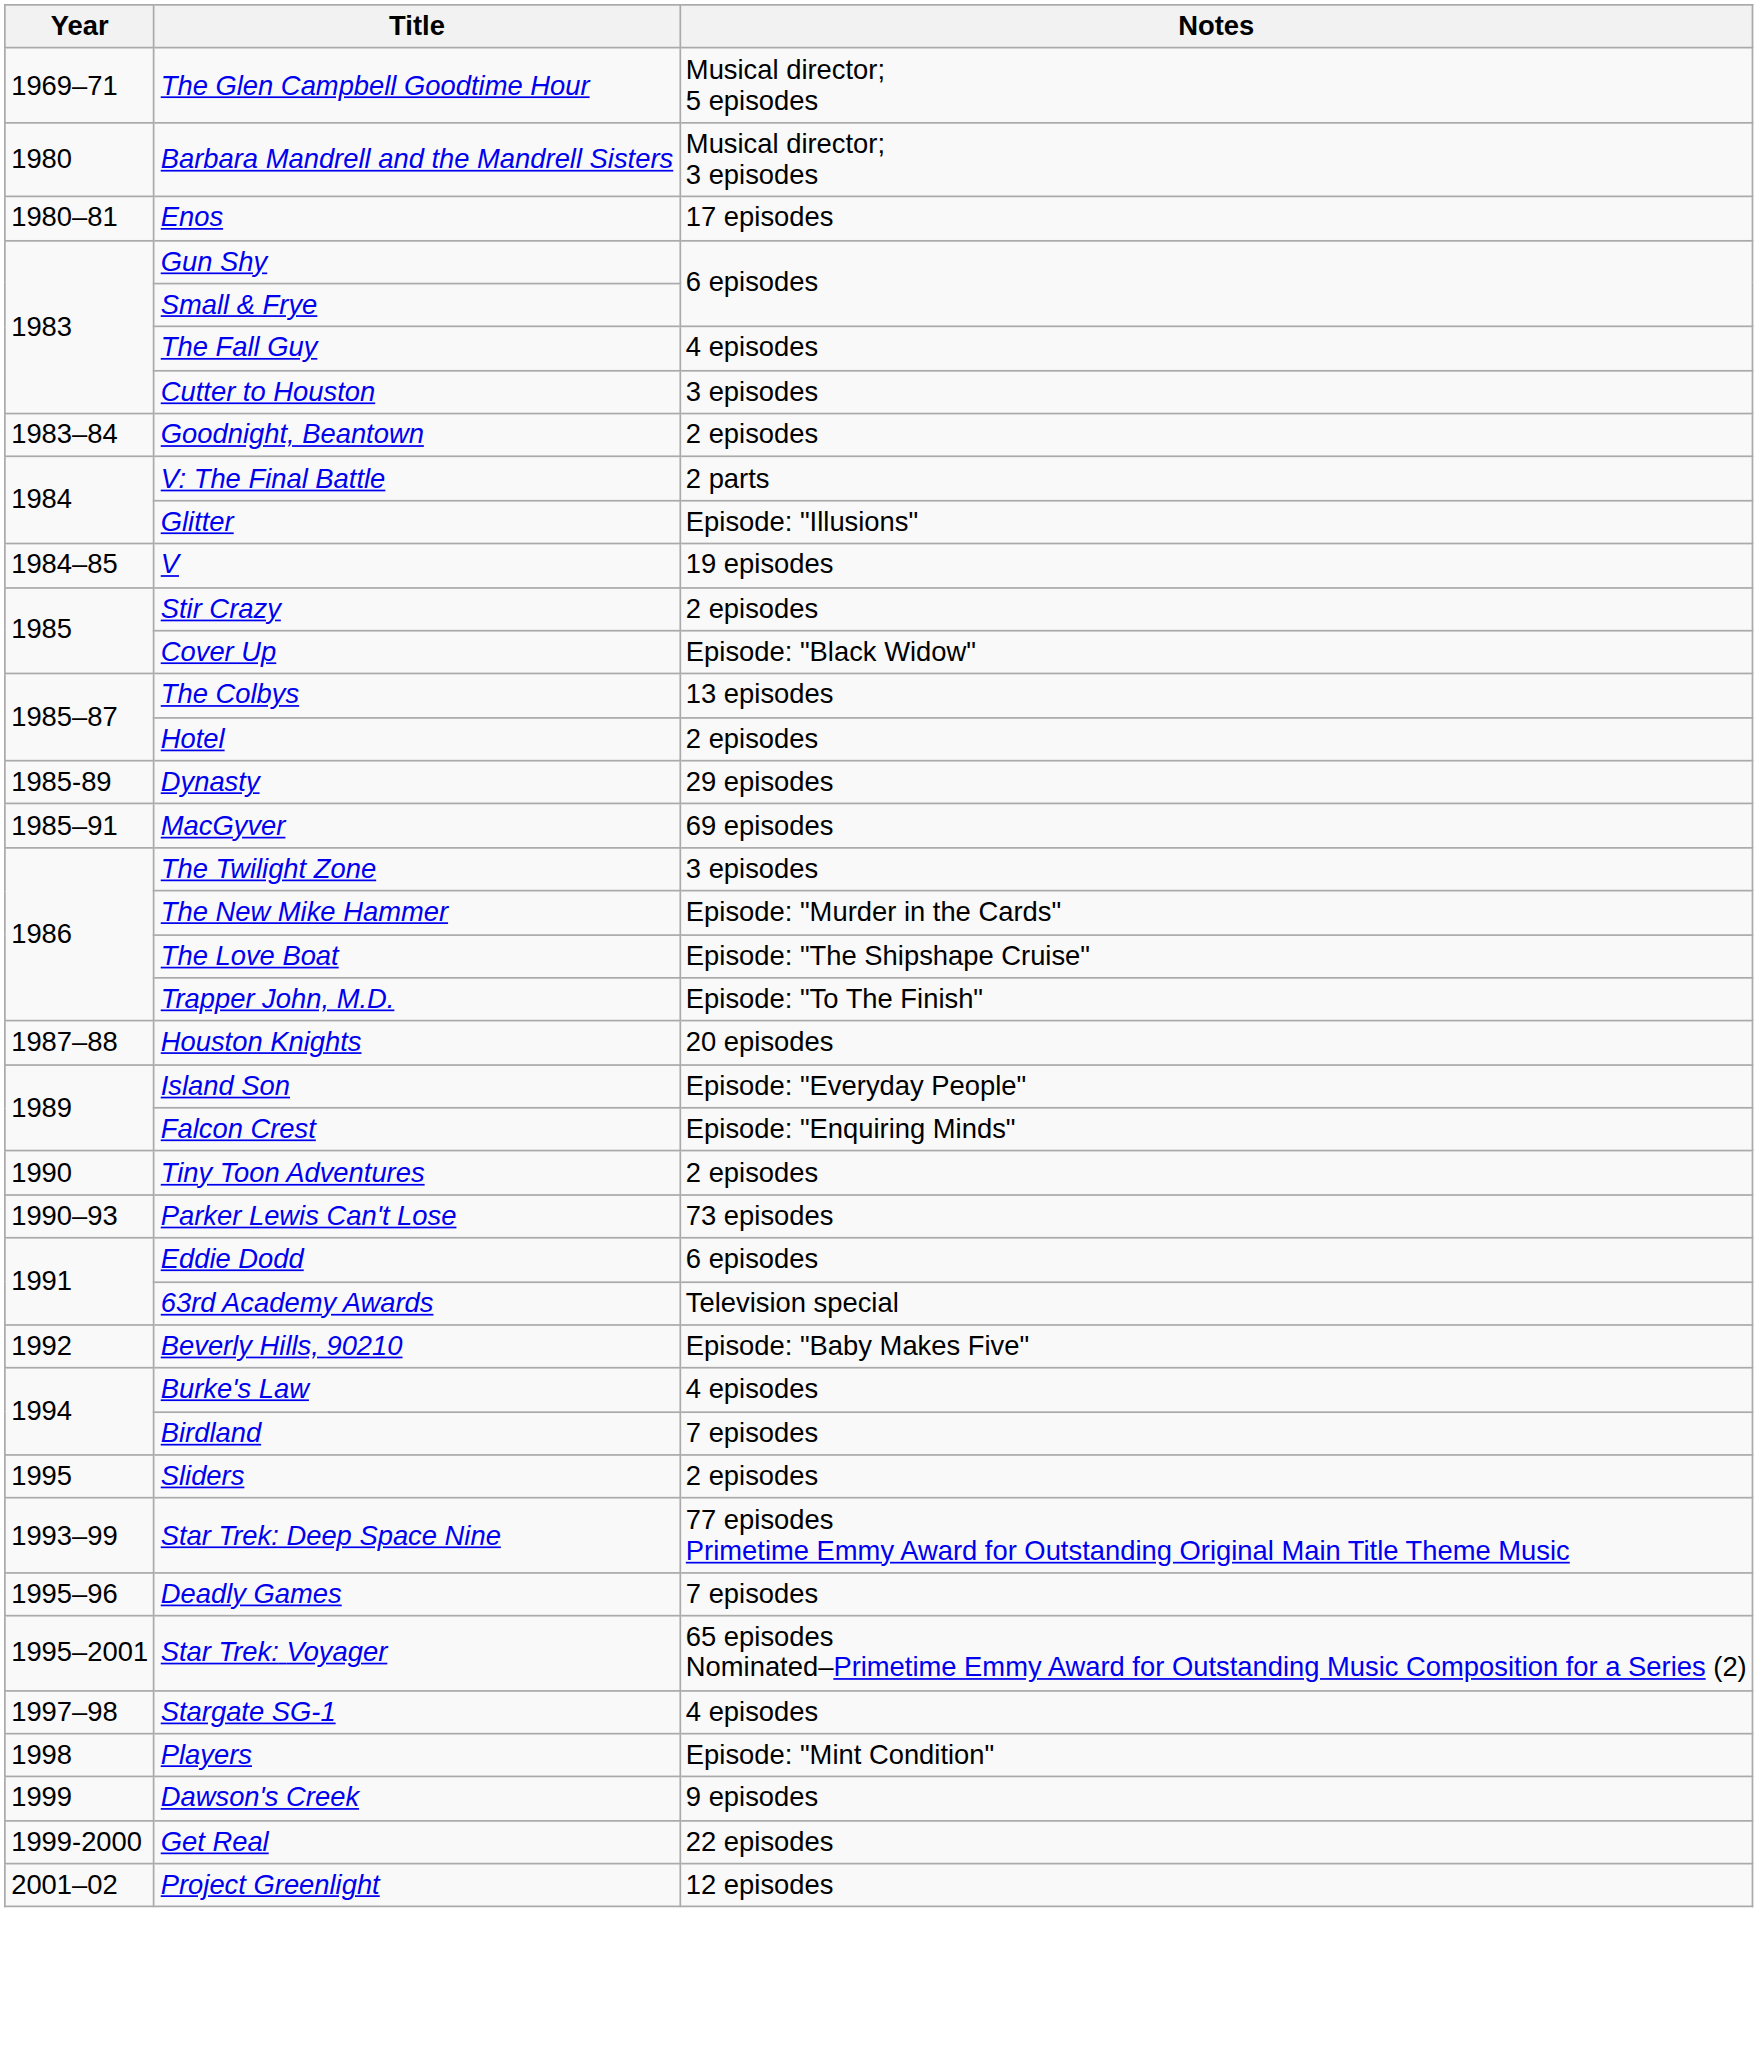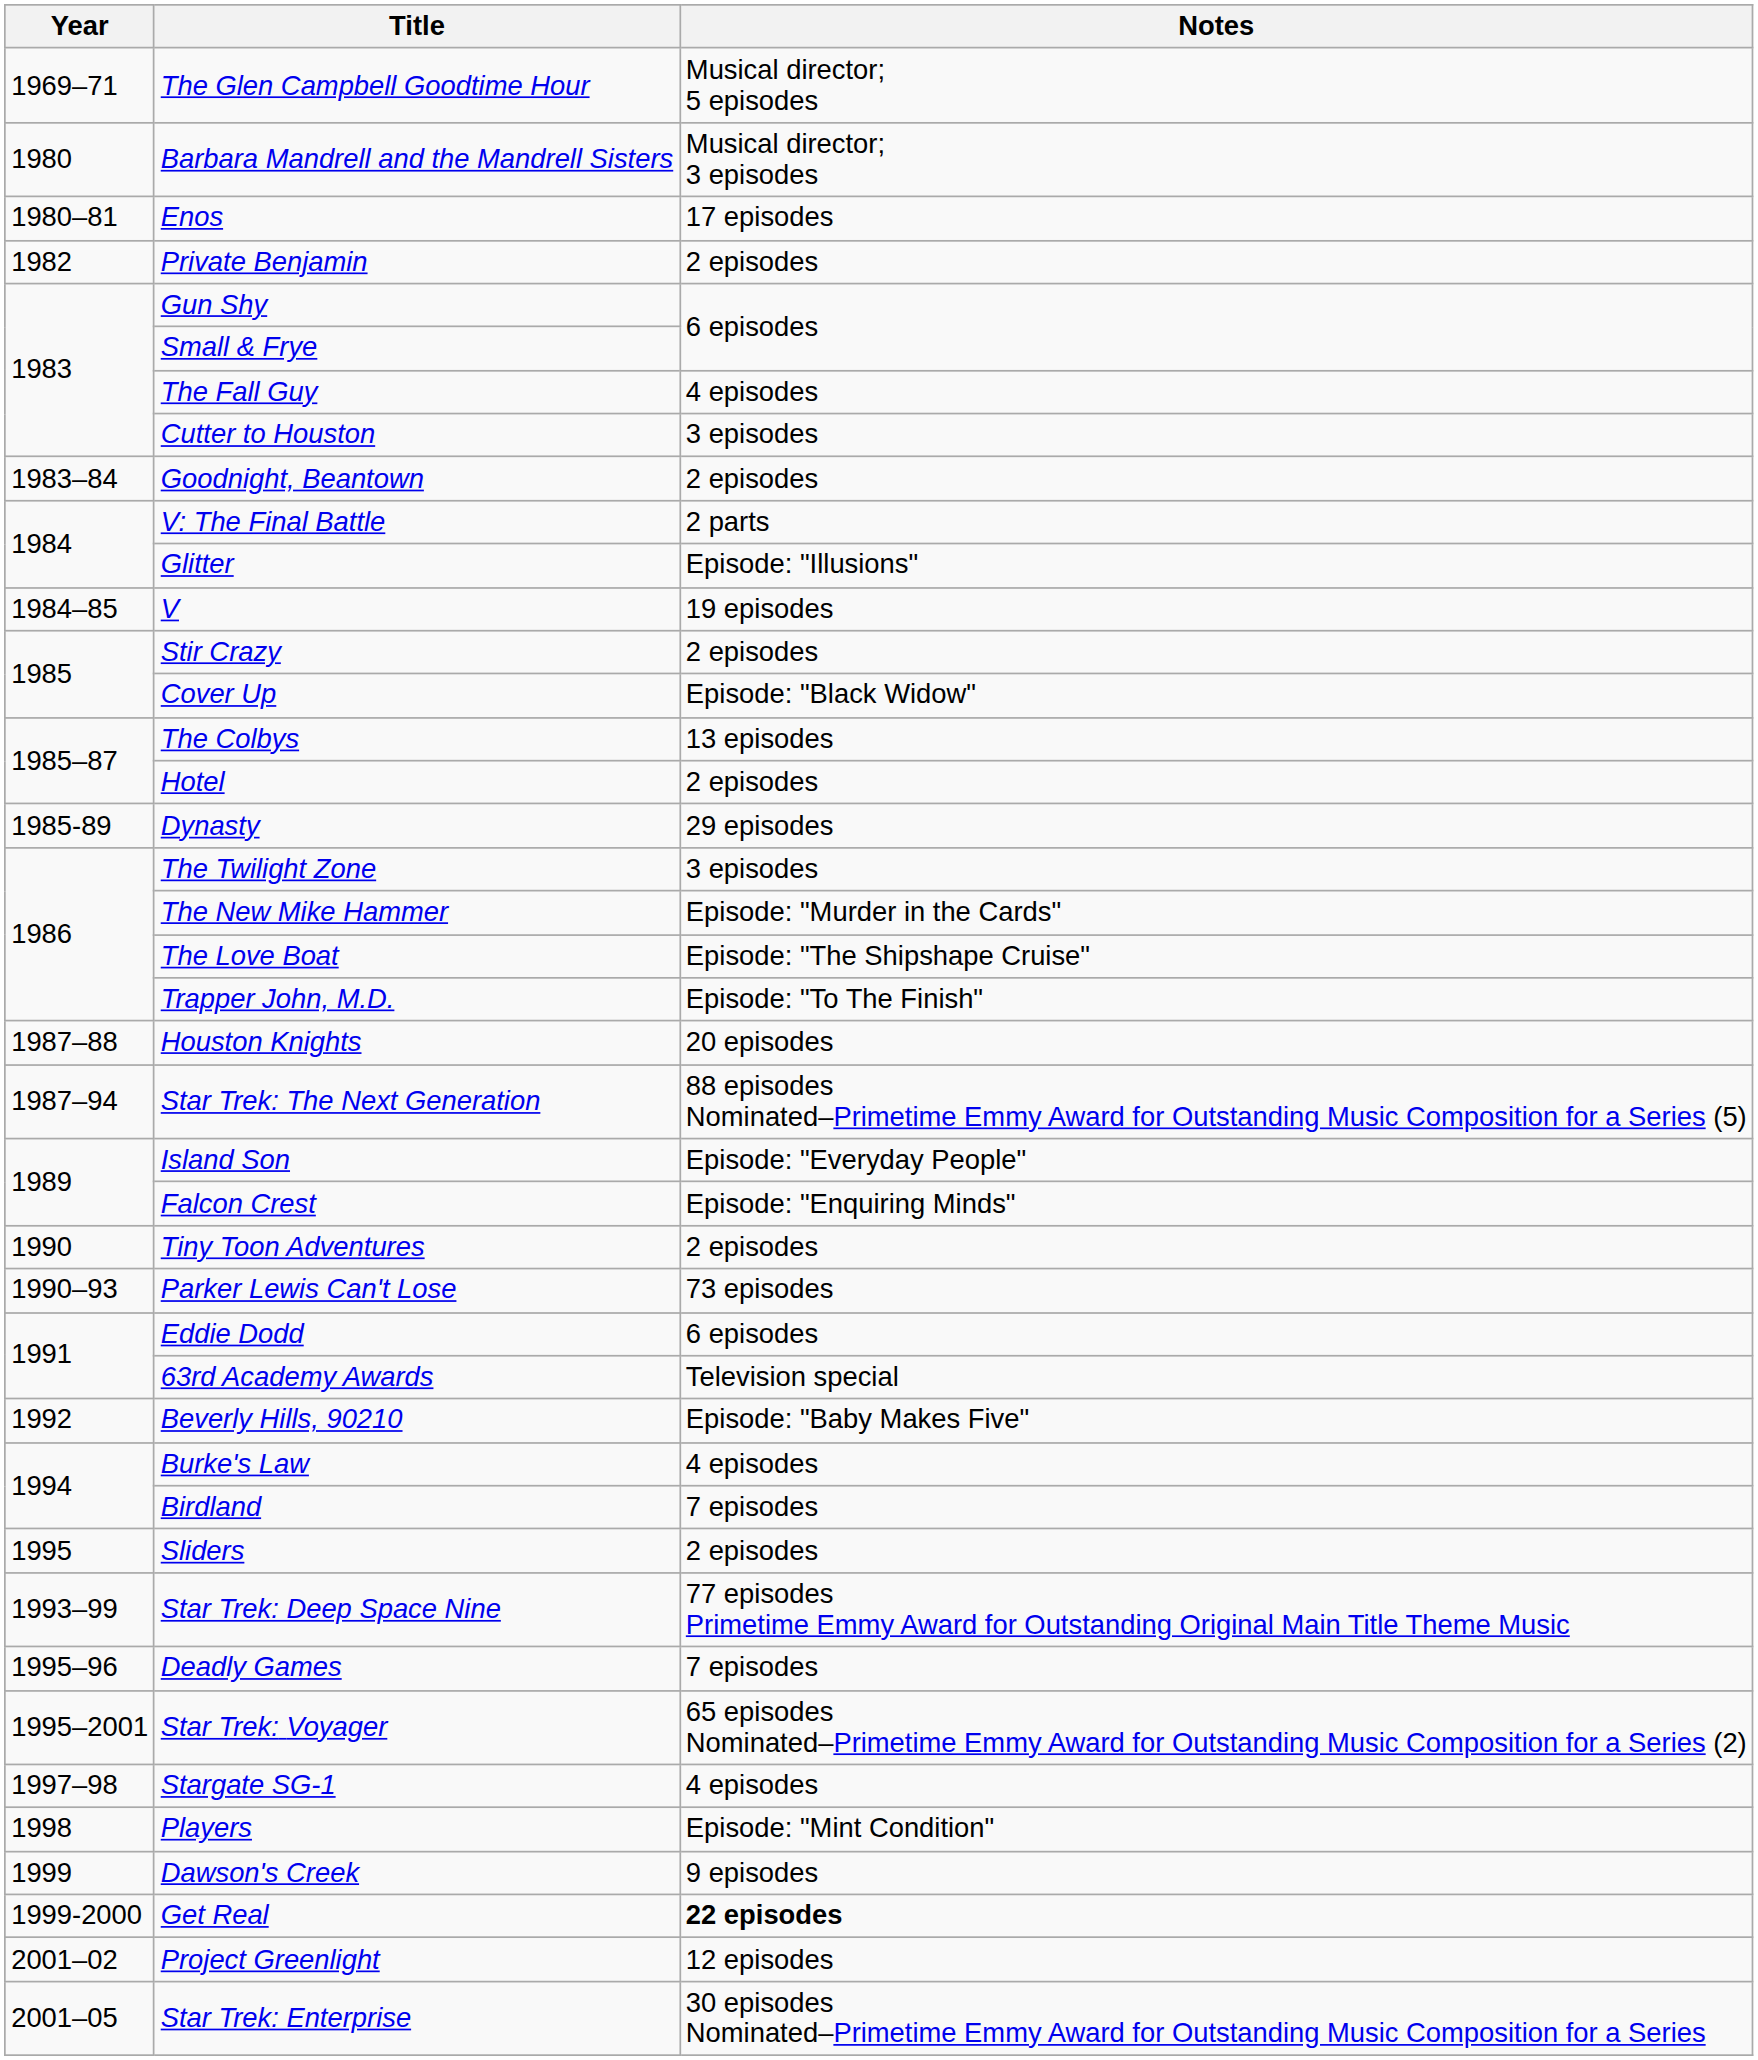+ row: (264, 261)
- row: (223, 825)
+ row: (351, 1101)
(760, 1841) normal -> (764, 1915) bold
+ row: (286, 2017)
